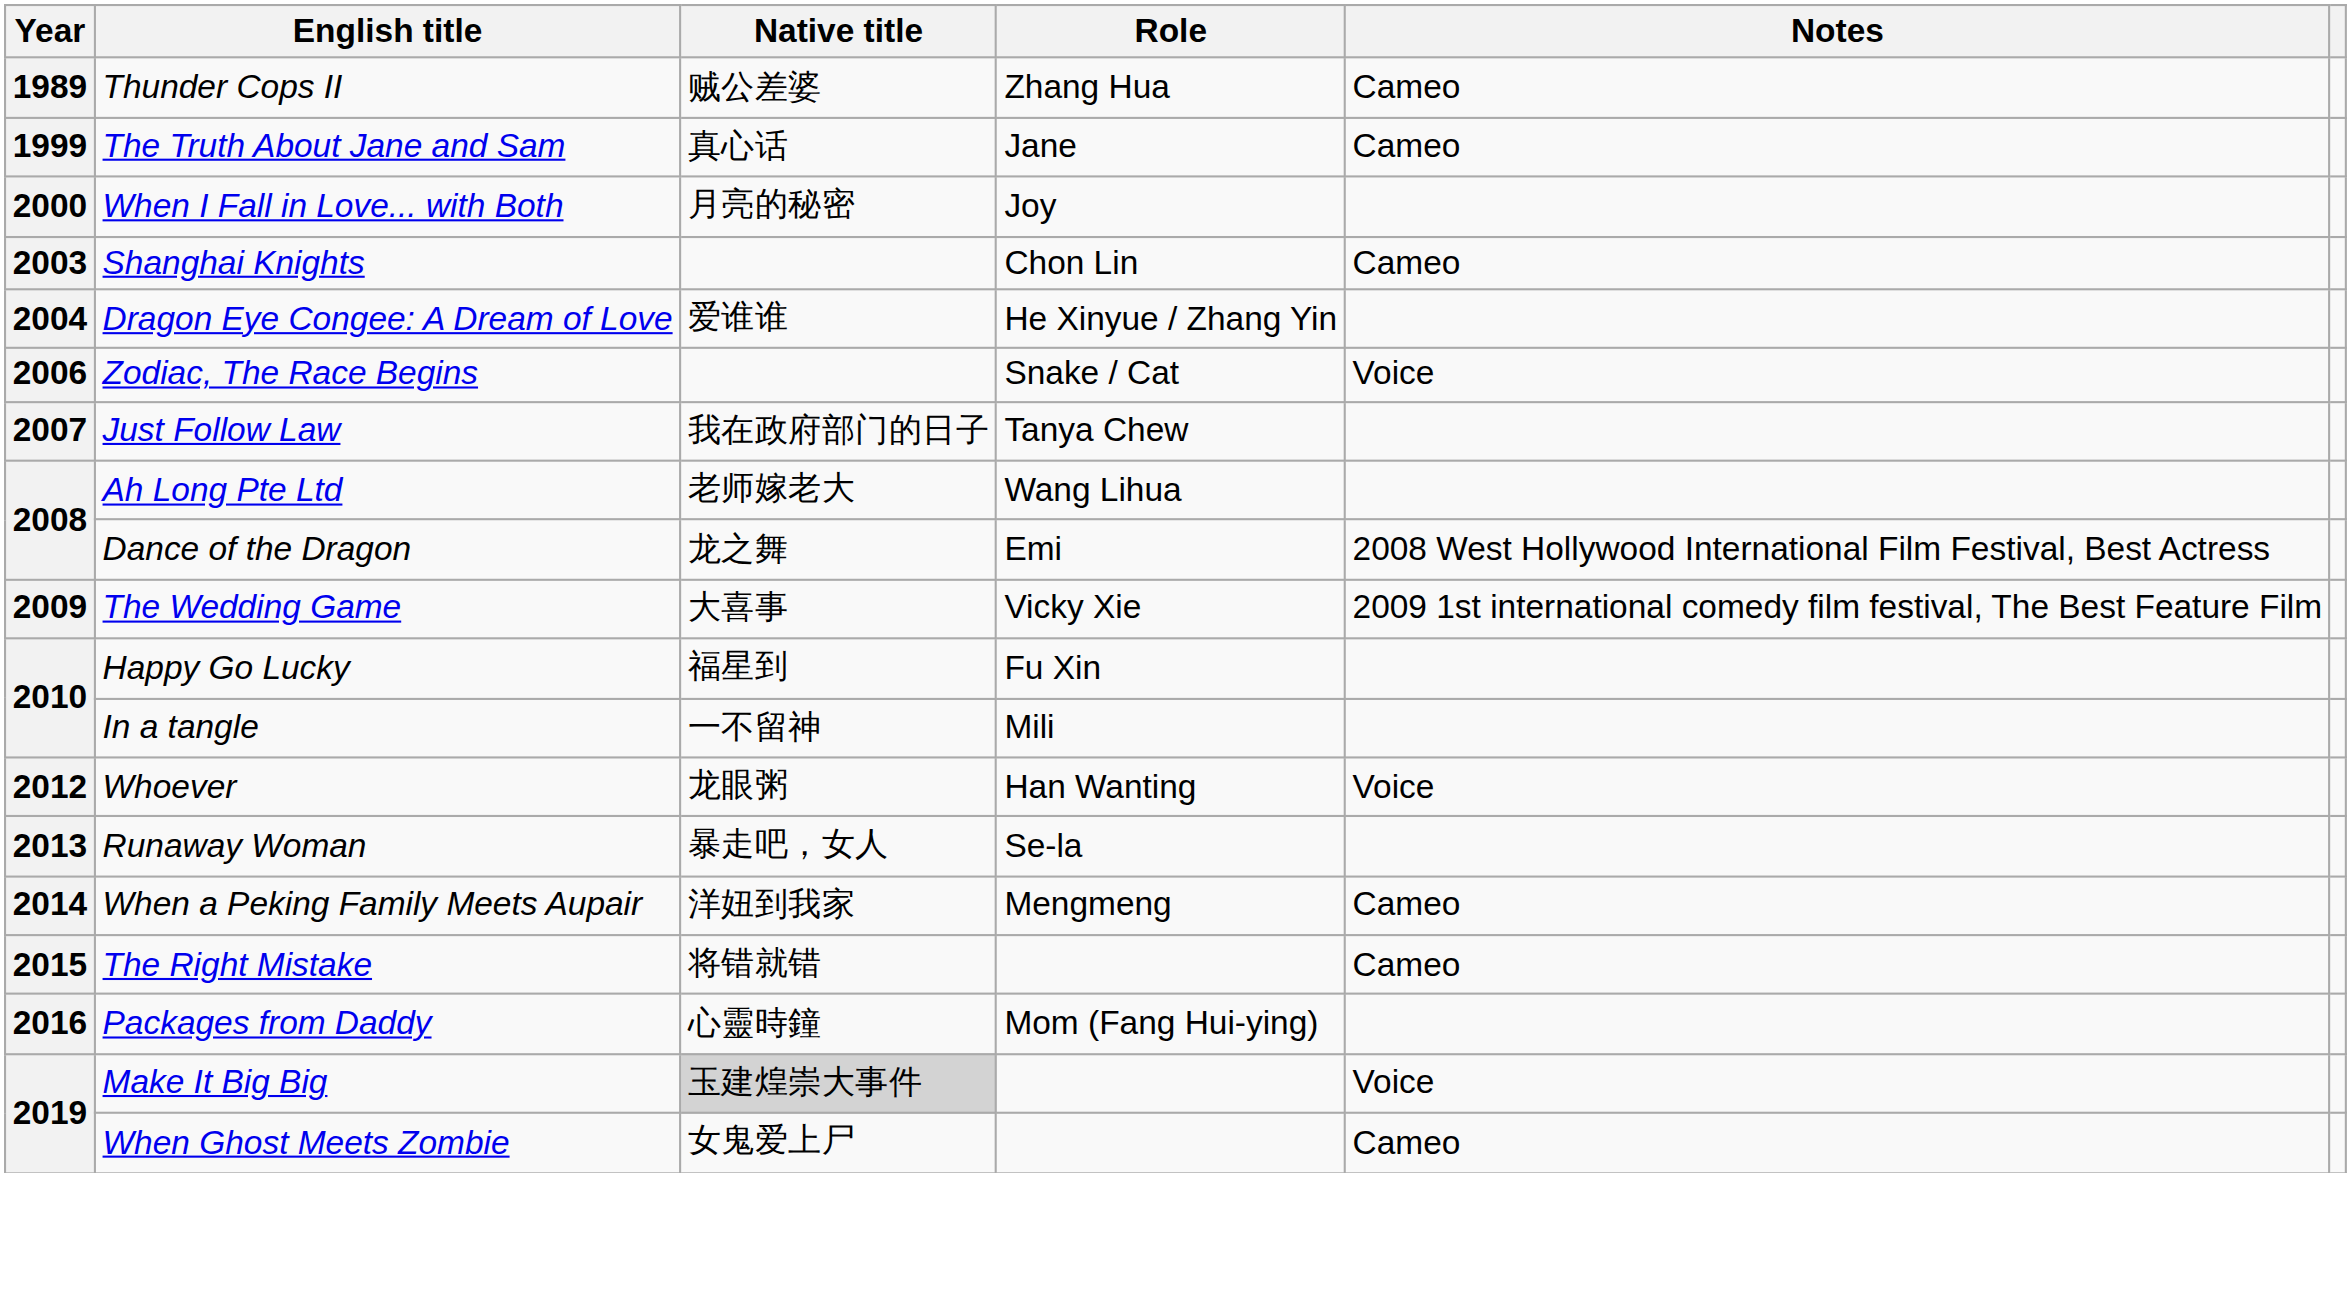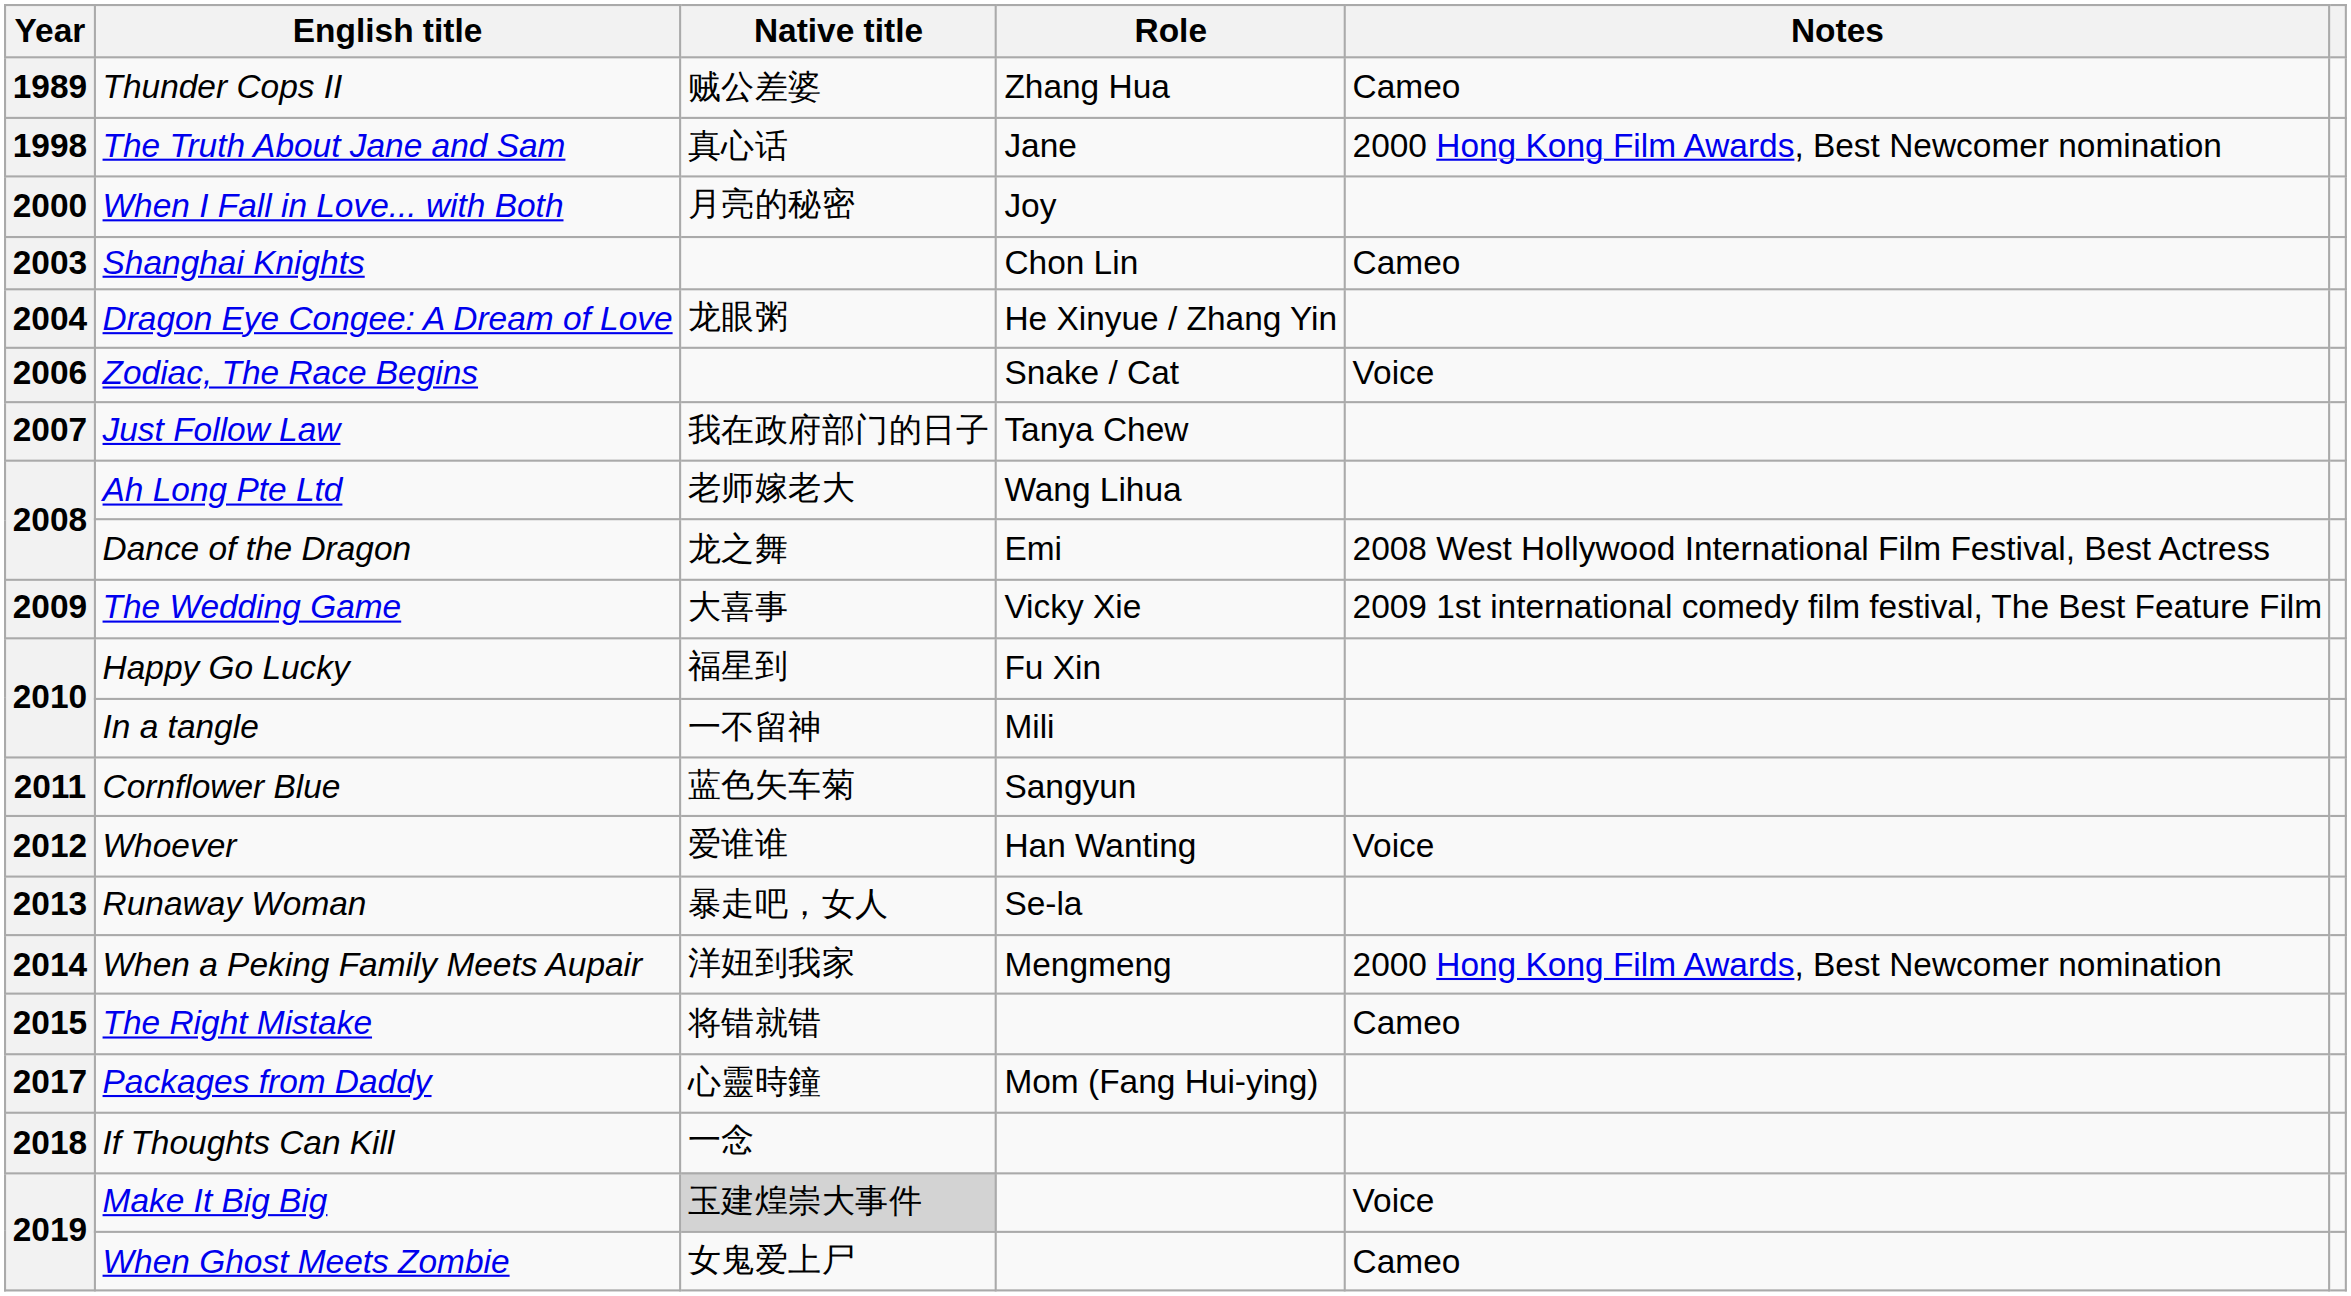(50, 146) 1999 -> (50, 146) 1998
(1406, 146) Cameo -> (1787, 146) 2000 Hong Kong Film Awards, Best Newcomer nomination
(738, 317) 爱谁谁 -> (738, 317) 龙眼粥
+ row: (222, 786)
(738, 785) 龙眼粥 -> (738, 844) 爱谁谁
(1406, 904) Cameo -> (1787, 964) 2000 Hong Kong Film Awards, Best Newcomer nomination
(50, 1023) 2016 -> (50, 1082) 2017
+ row: (248, 1142)
